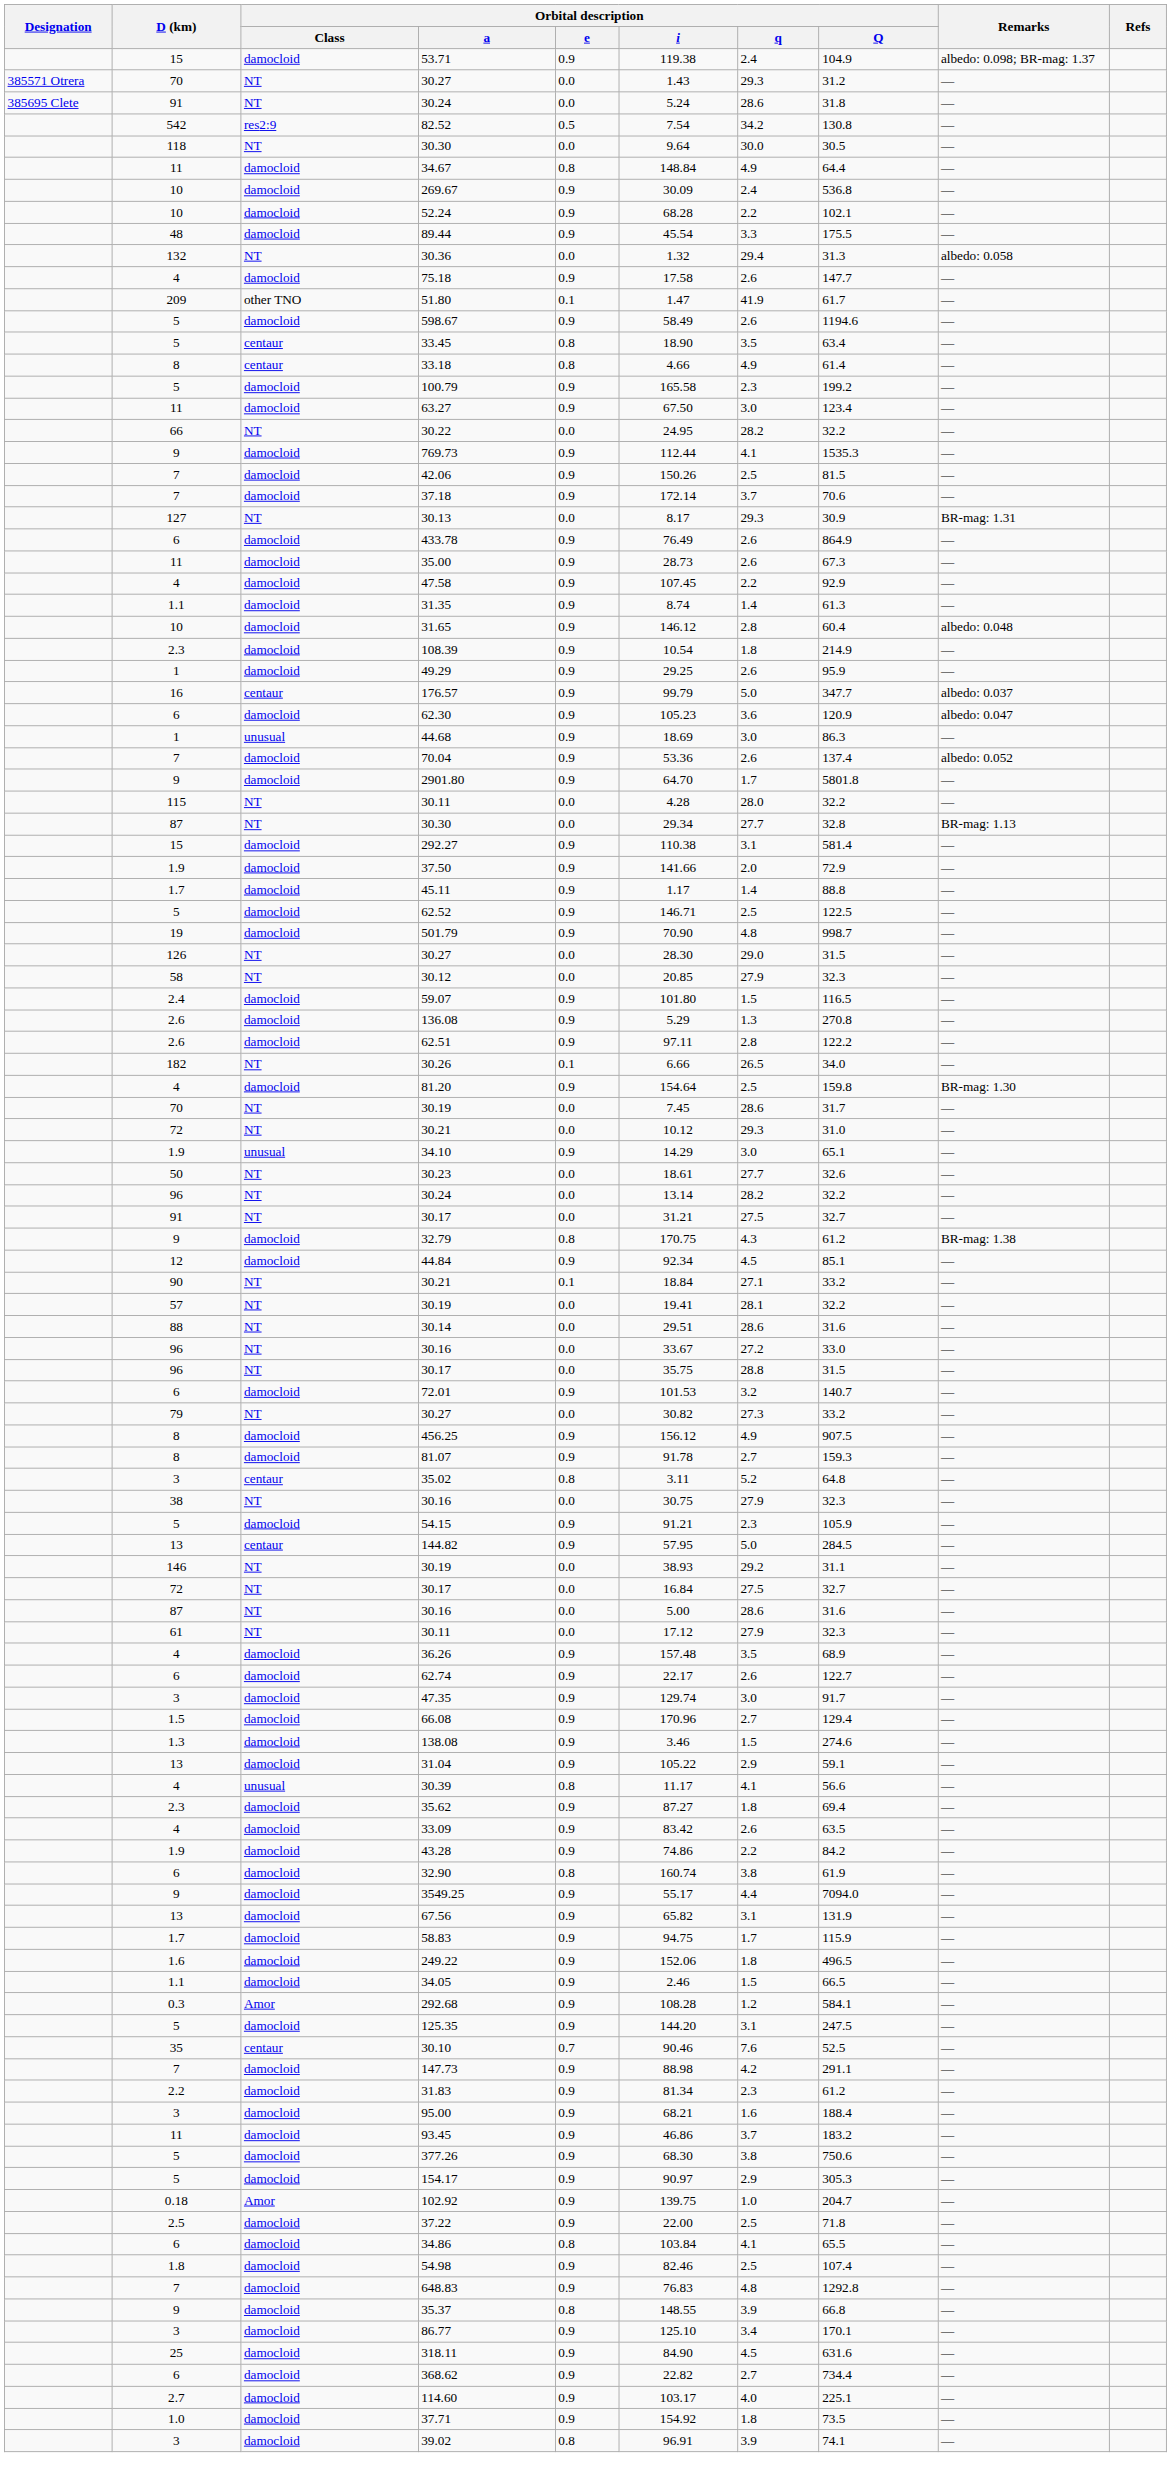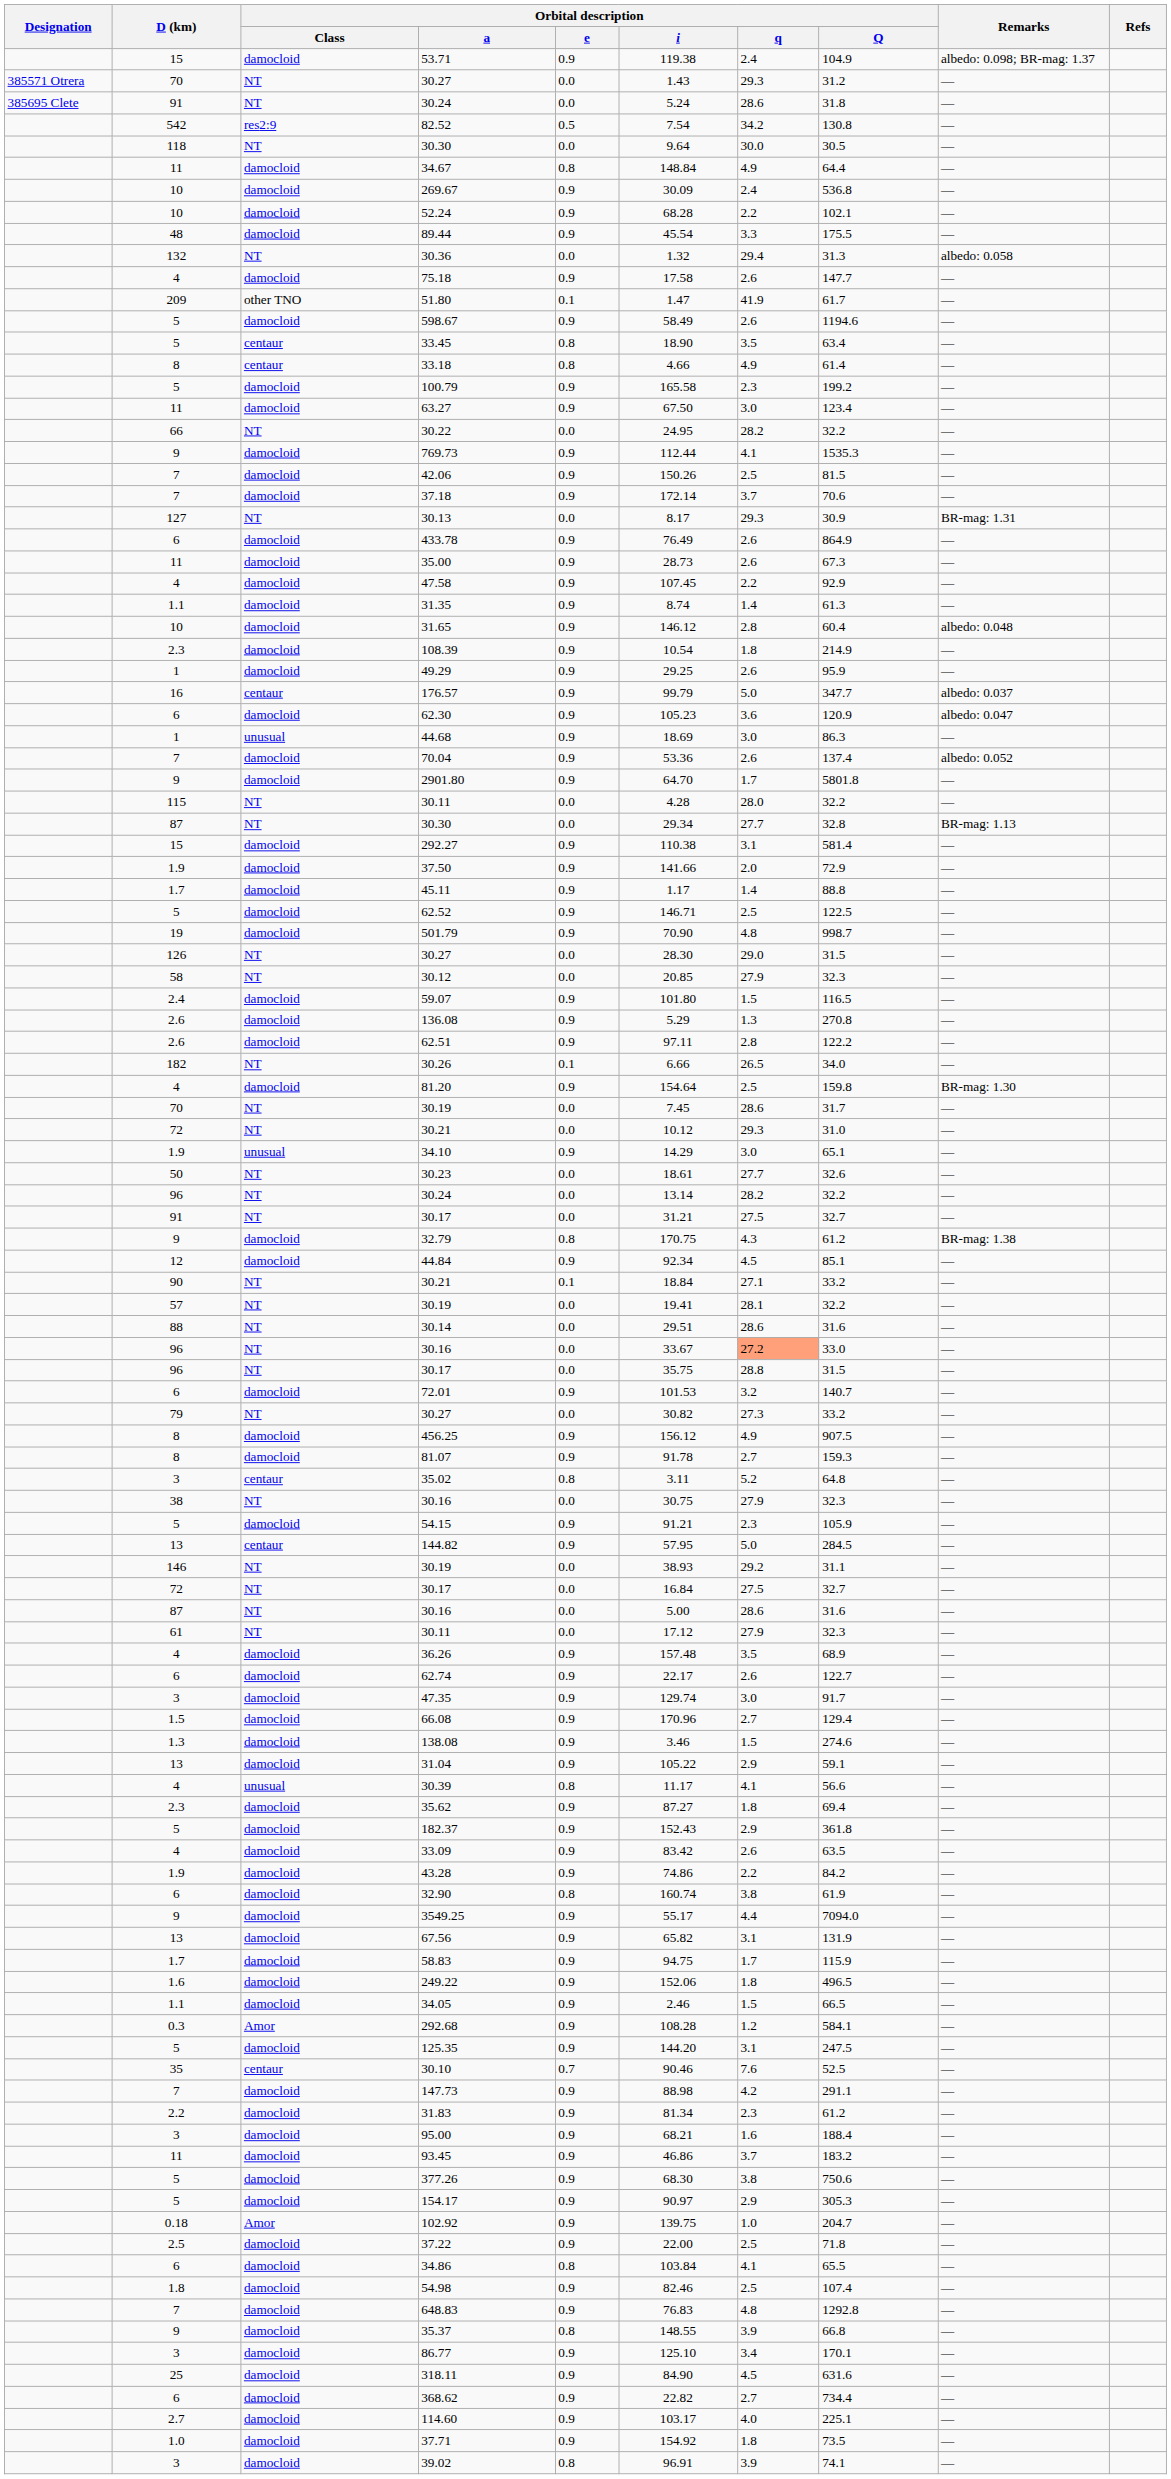(752, 1348) no background -> (752, 1348) lightsalmon background
+ row: (176, 1829)
